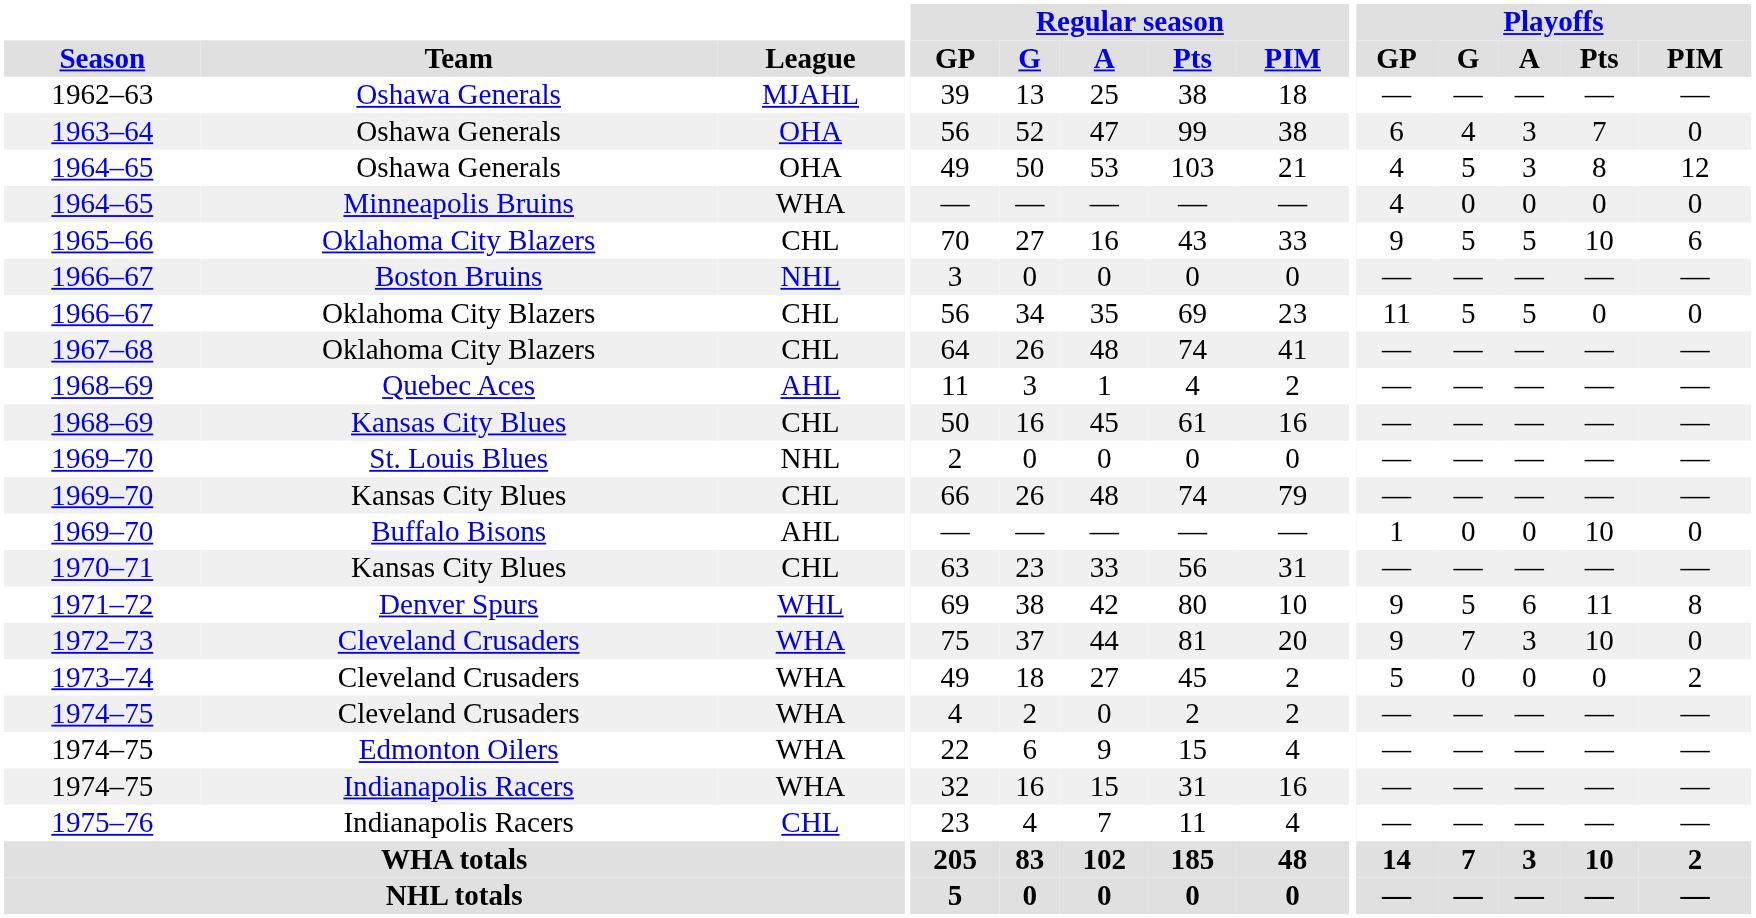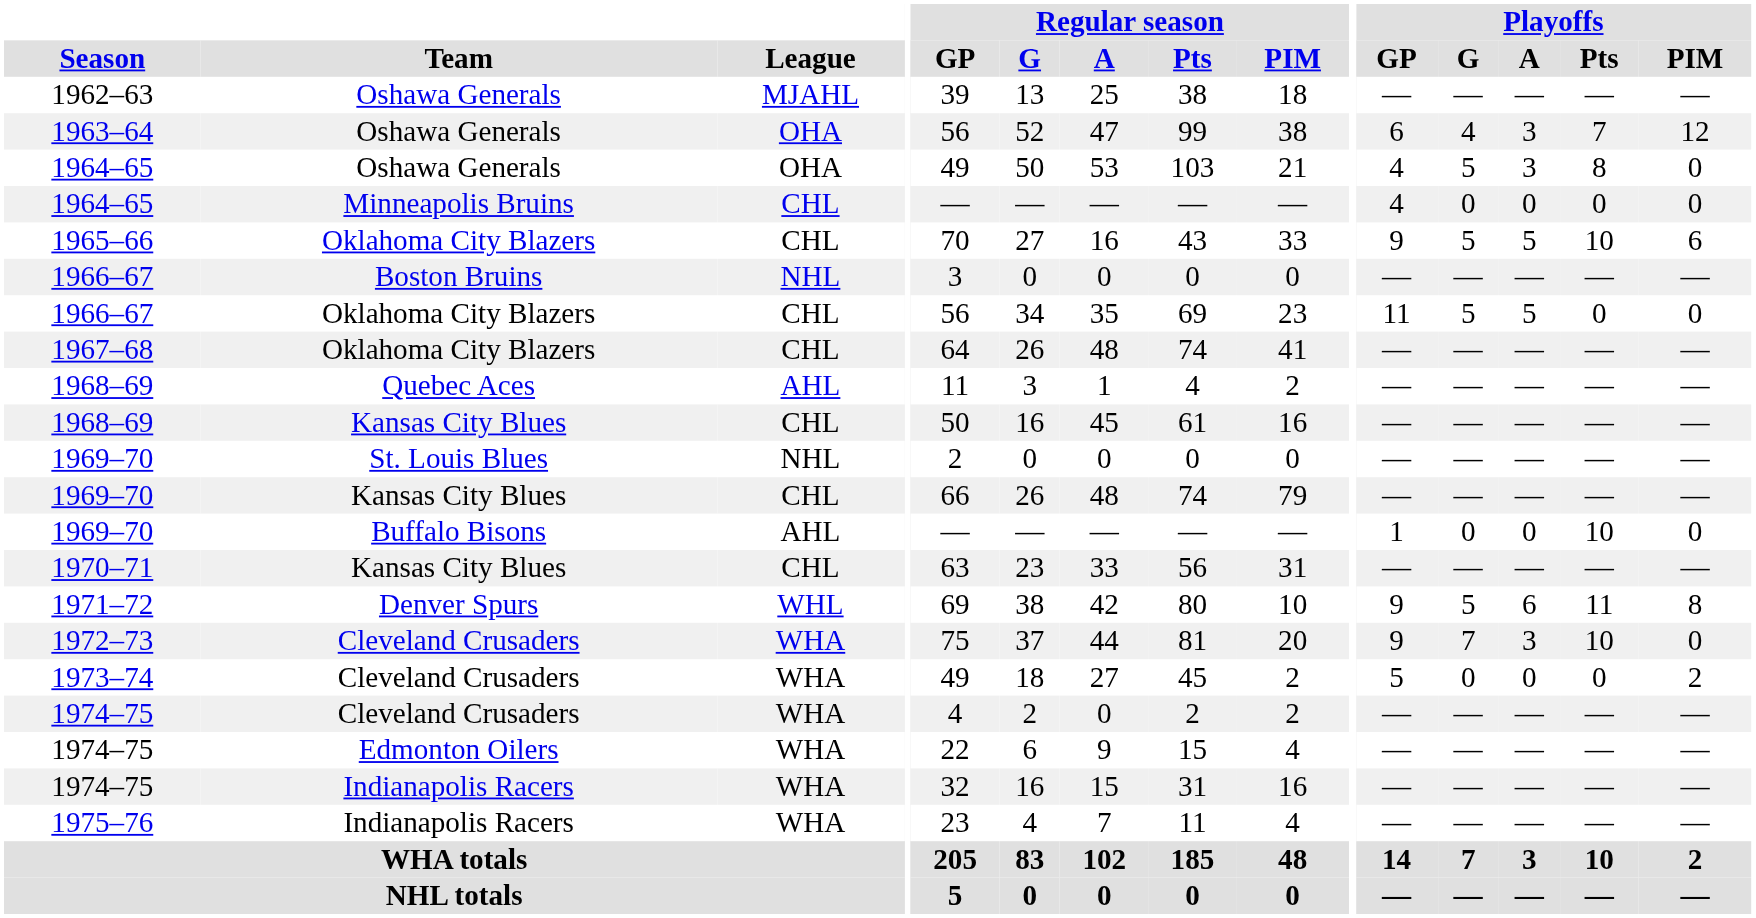(1695, 130) 0 -> (1695, 130) 12
(1695, 167) 12 -> (1695, 167) 0
(810, 203) WHA -> (810, 203) CHL
(810, 822) CHL -> (810, 822) WHA
